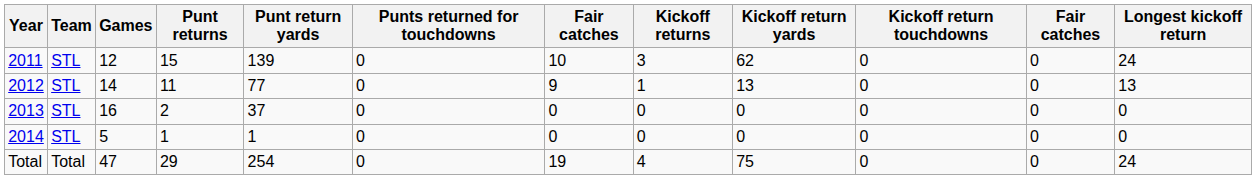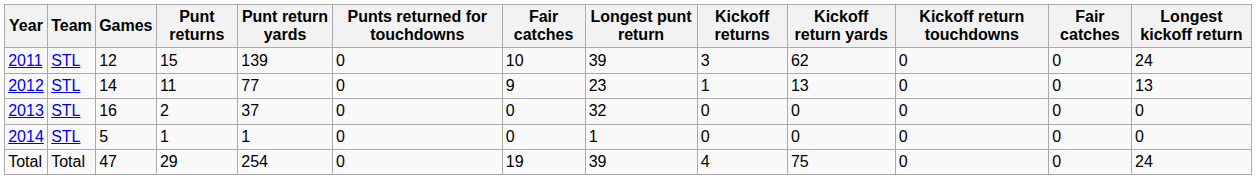+ column: (641, 26)
